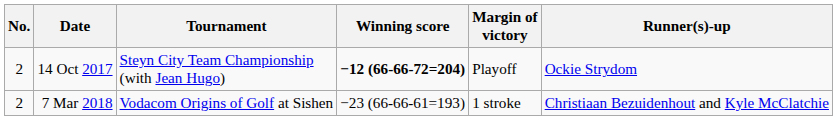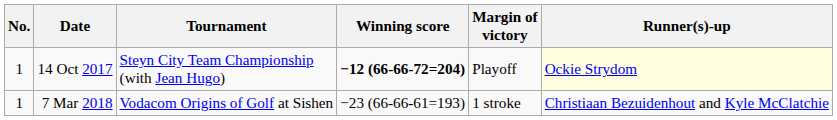(19, 69) 2 -> (19, 69) 1
(591, 69) no background -> (591, 69) lightyellow background
(19, 103) 2 -> (19, 103) 1
